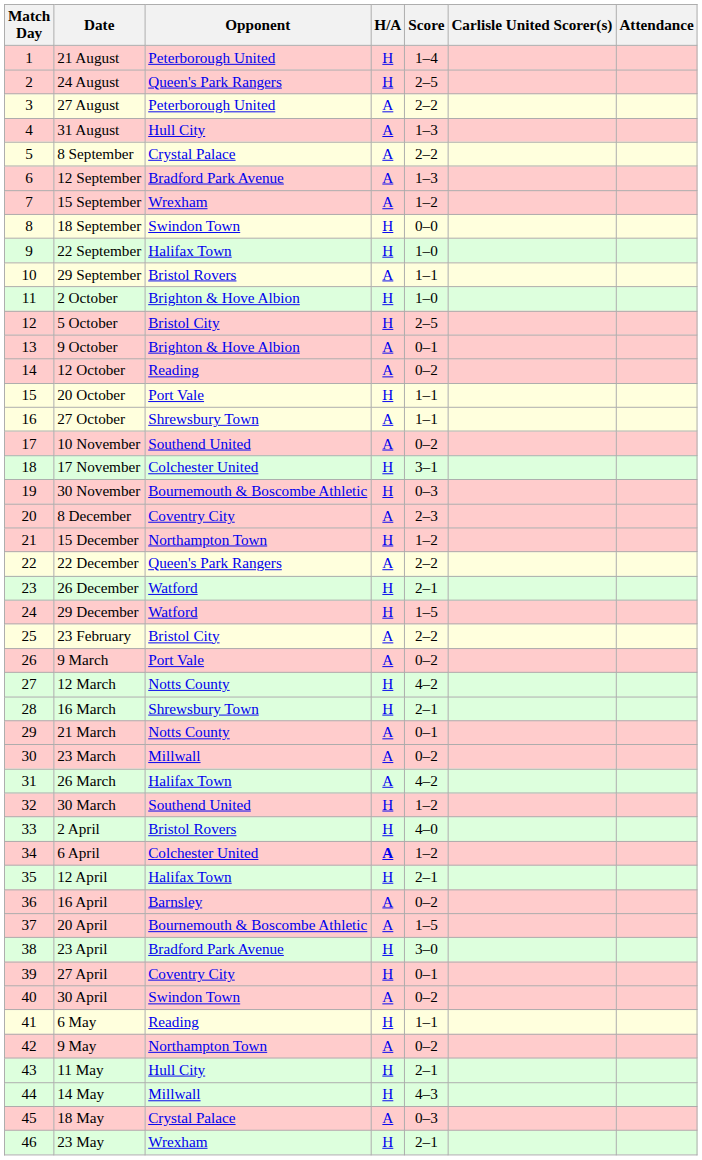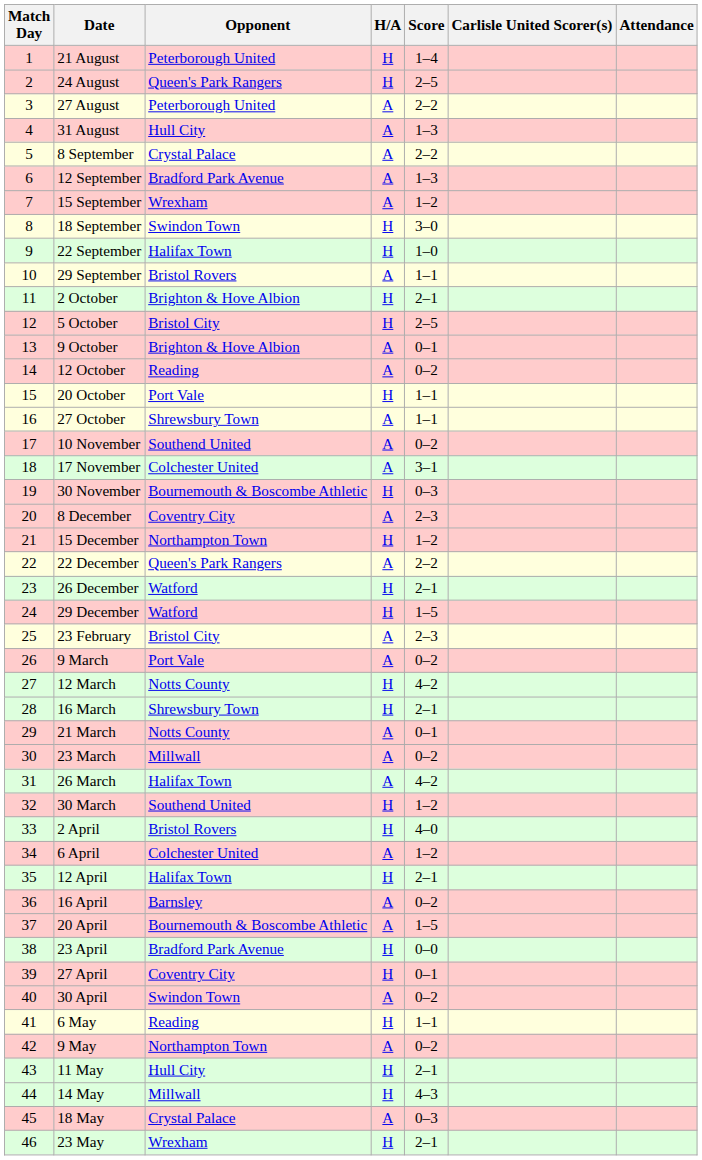(426, 226) 0–0 -> (426, 226) 3–0
(426, 298) 1–0 -> (426, 298) 2–1
(388, 467) H -> (388, 467) A
(426, 636) 2–2 -> (426, 636) 2–3
(388, 853) bold -> (388, 853) normal
(426, 949) 3–0 -> (426, 949) 0–0
